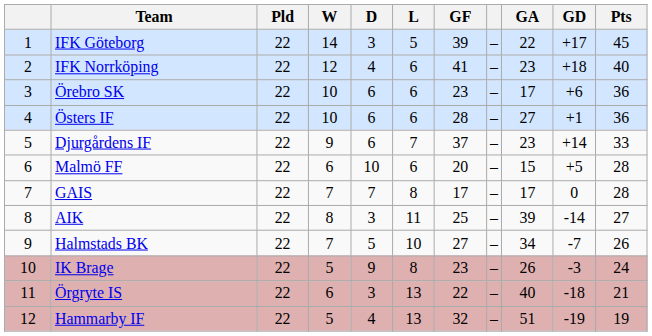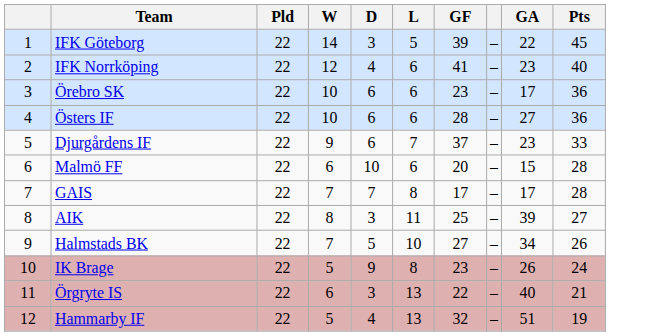- column: (574, 17)
